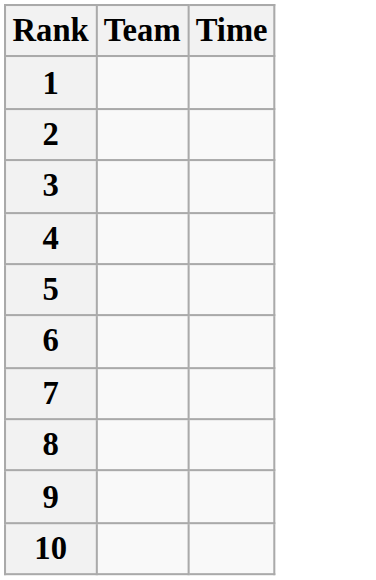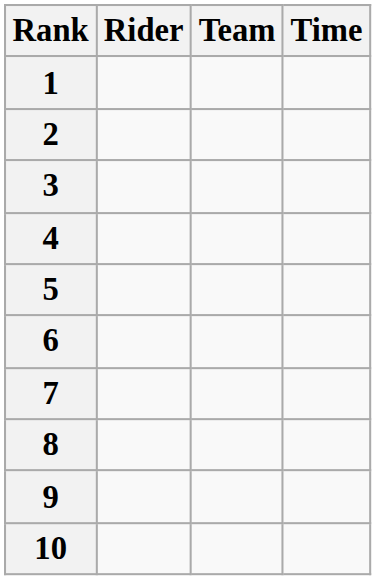+ column: (144, 30)
